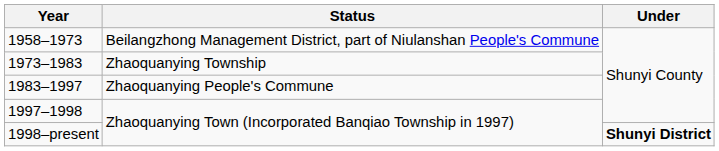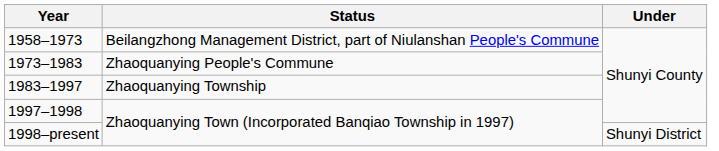(186, 63) Zhaoquanying Township -> (220, 63) Zhaoquanying People's Commune
(220, 87) Zhaoquanying People's Commune -> (186, 87) Zhaoquanying Township
(658, 134) bold -> (653, 134) normal
